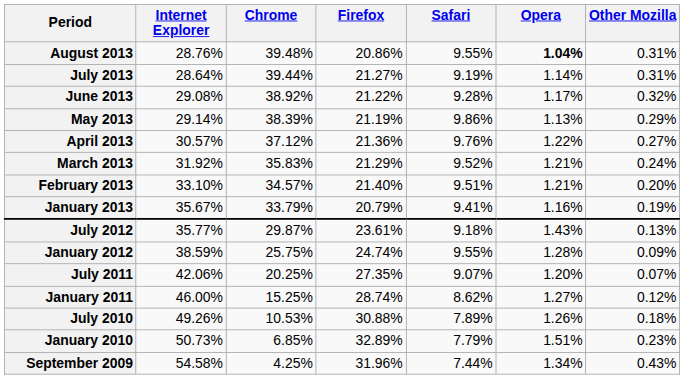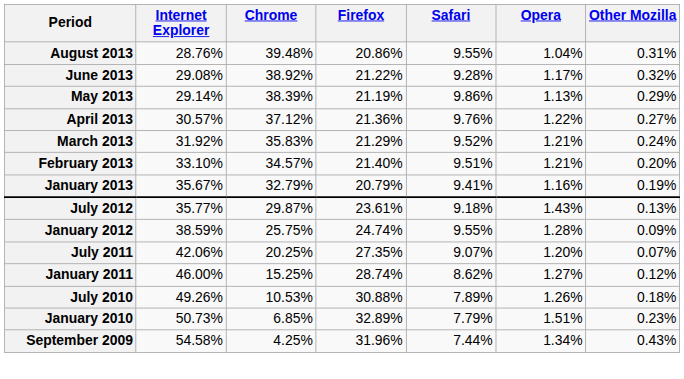(563, 53) bold -> (563, 53) normal
- row: (102, 75)
(289, 207) 33.79% -> (289, 185) 32.79%
